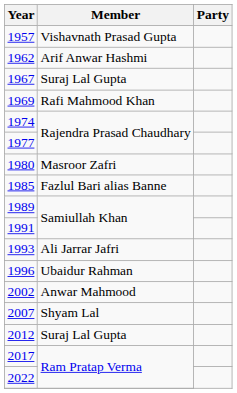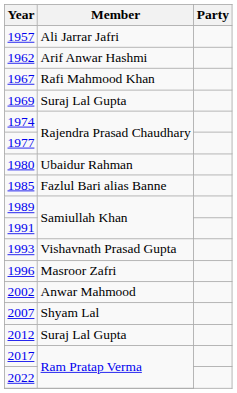(108, 36) Vishavnath Prasad Gupta -> (80, 36) Ali Jarrar Jafri
(84, 79) Suraj Lal Gupta -> (98, 79) Rafi Mahmood Khan
(98, 100) Rafi Mahmood Khan -> (84, 100) Suraj Lal Gupta
(78, 164) Masroor Zafri -> (87, 164) Ubaidur Rahman
(80, 249) Ali Jarrar Jafri -> (108, 249) Vishavnath Prasad Gupta
(87, 270) Ubaidur Rahman -> (78, 270) Masroor Zafri
